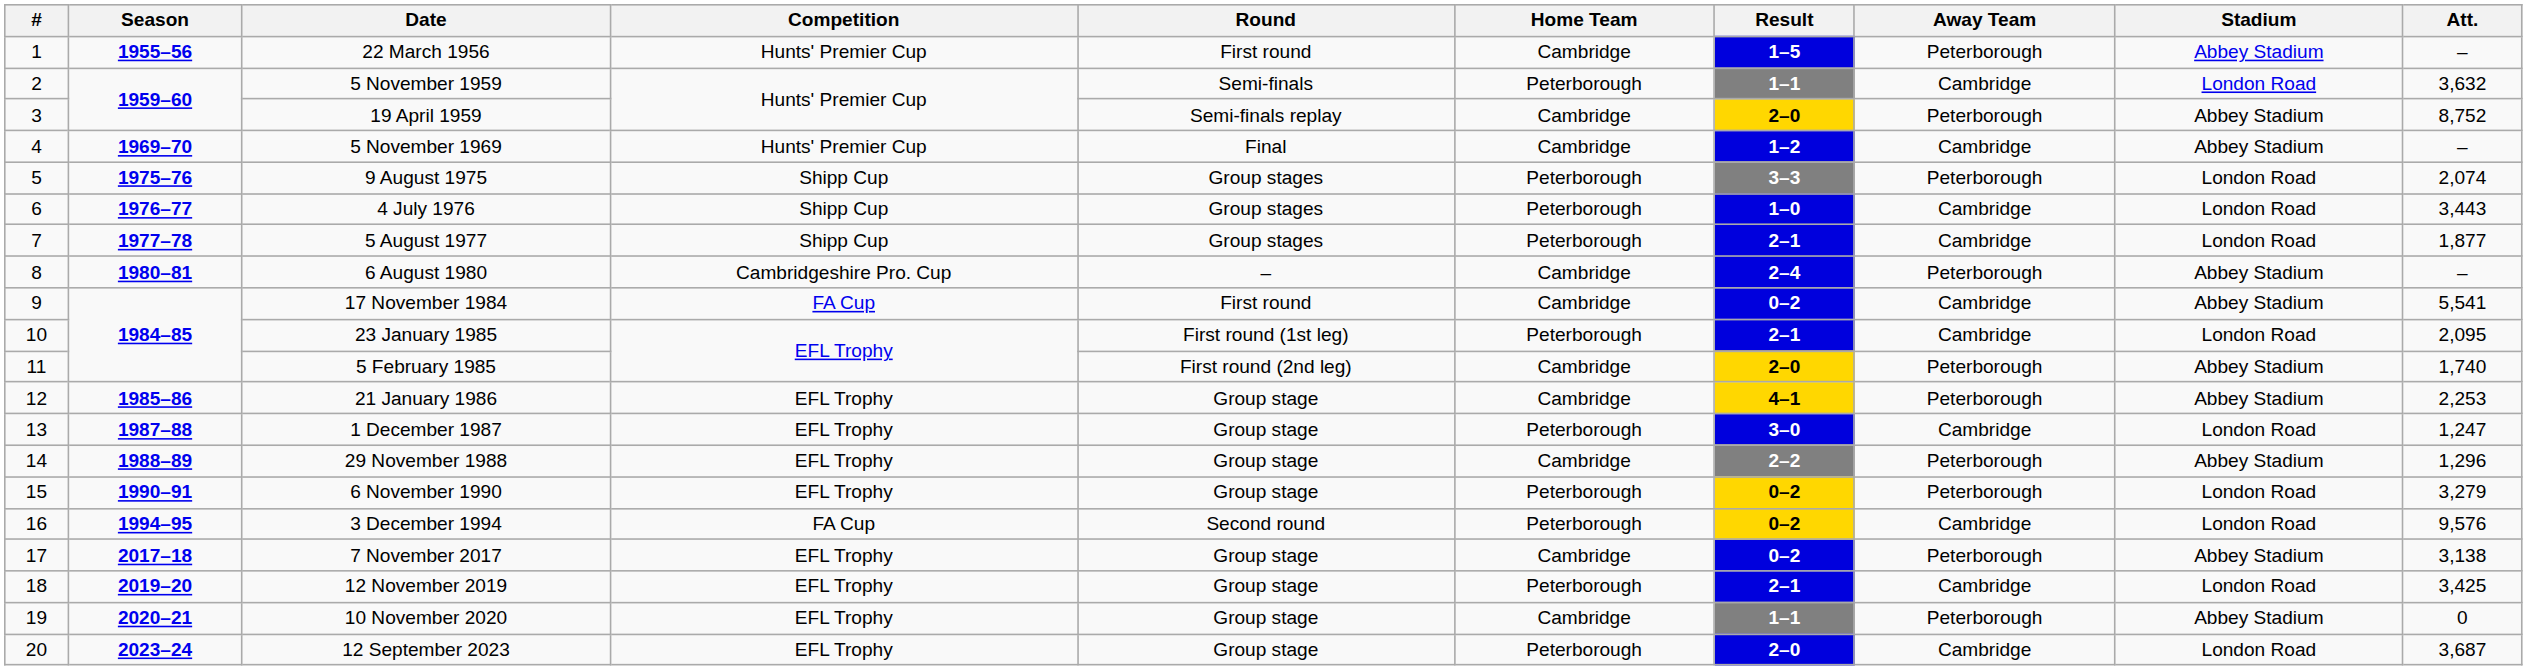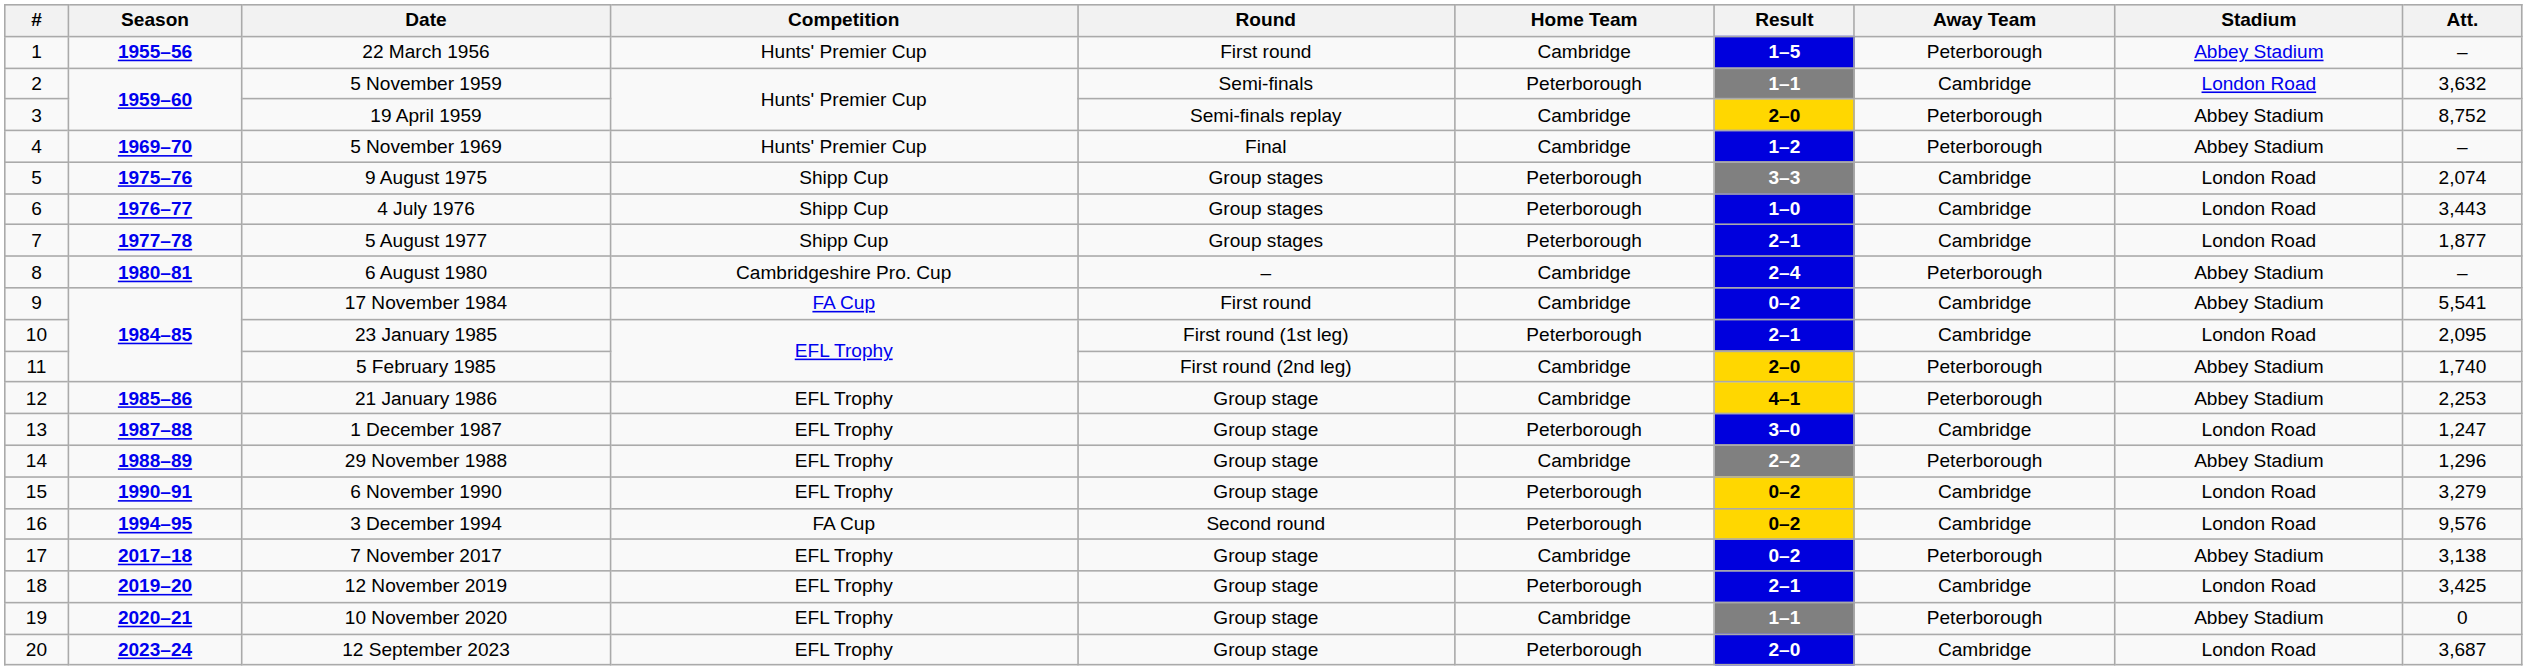(1985, 146) Cambridge -> (1985, 146) Peterborough
(1985, 178) Peterborough -> (1985, 178) Cambridge
(1985, 492) Peterborough -> (1985, 492) Cambridge
